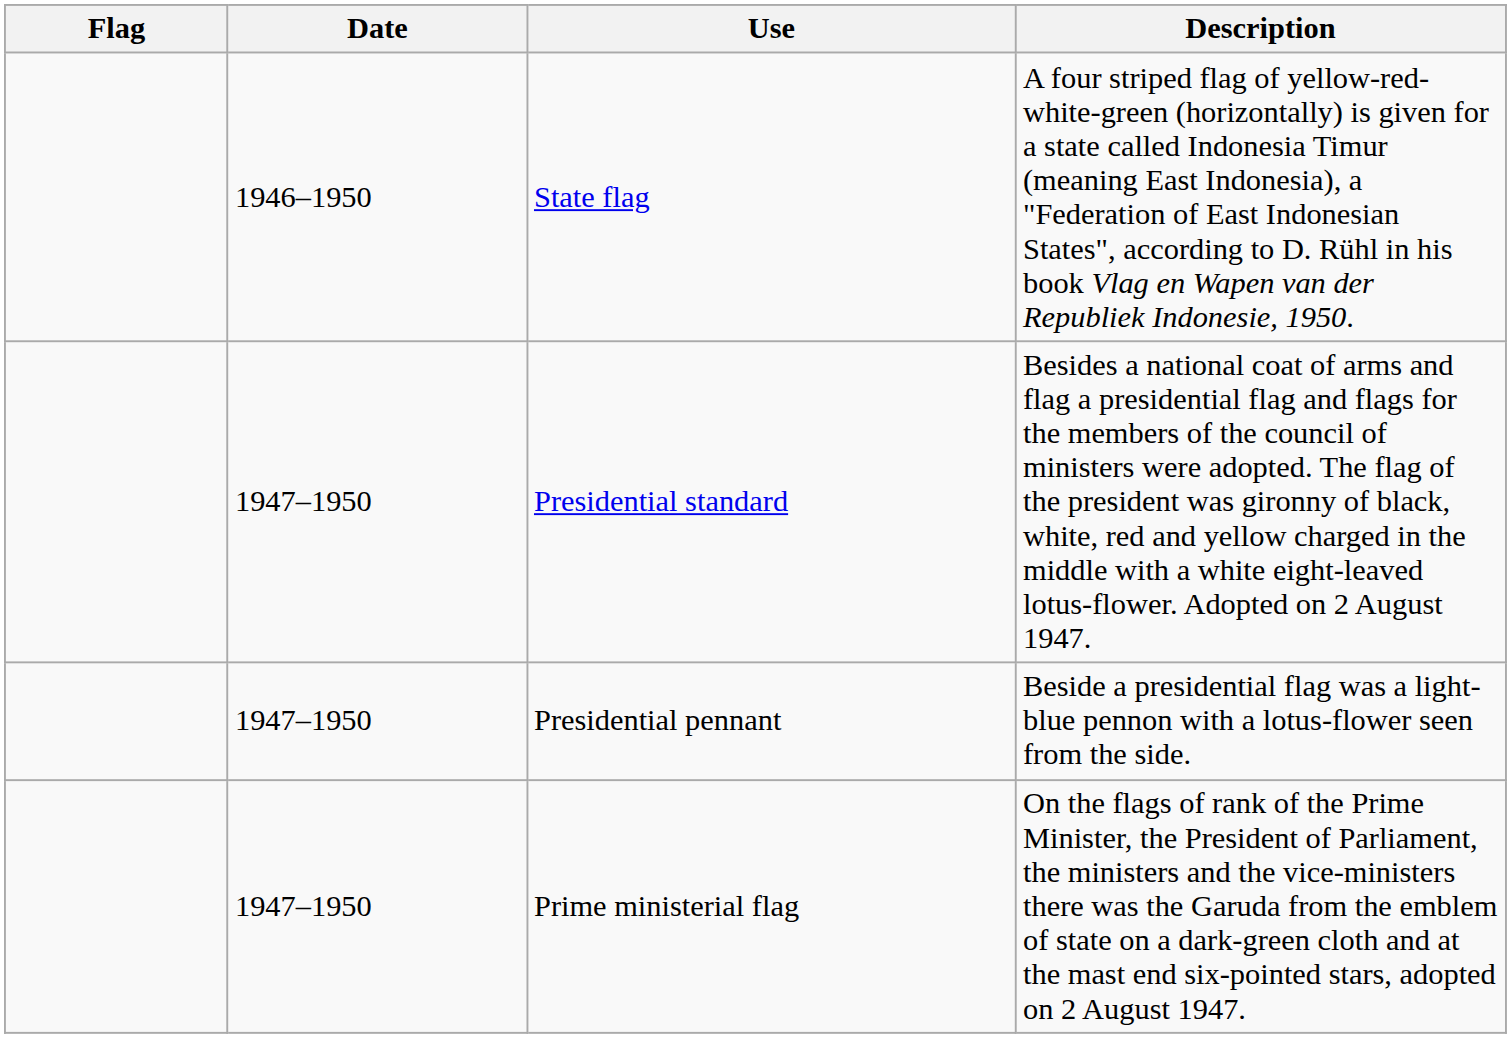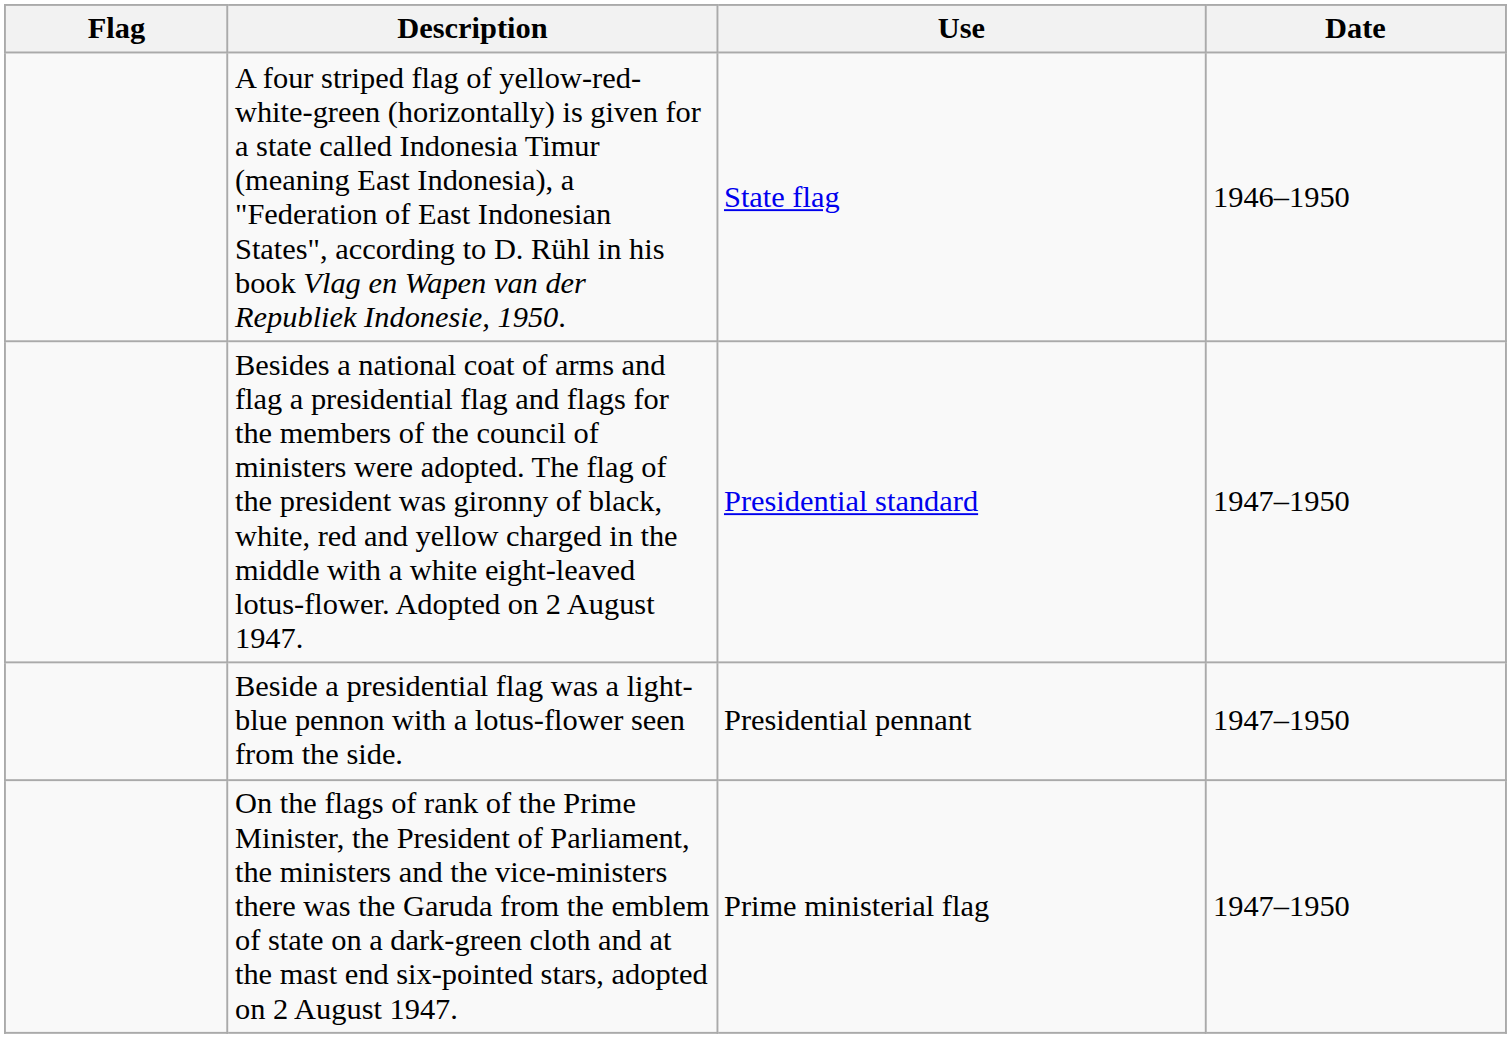columns swapped: (377, 28) <-> (1260, 28)
